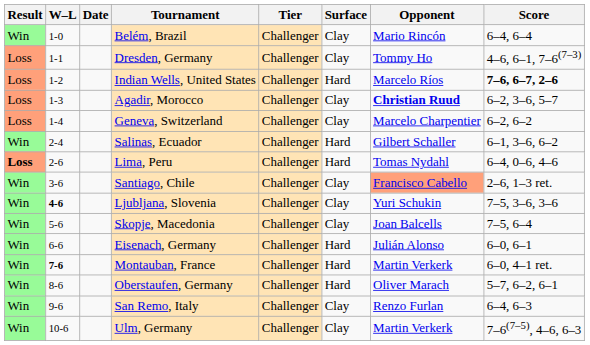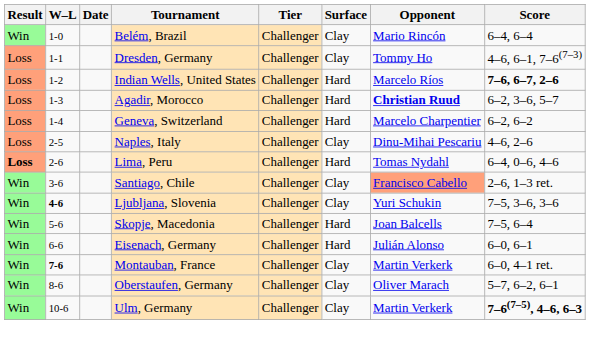(337, 100) Clay -> (338, 100) Hard
(337, 121) Clay -> (338, 121) Hard
- row: (158, 141)
+ row: (148, 141)
(337, 223) Clay -> (338, 223) Hard
(338, 264) Hard -> (337, 264) Clay
(338, 285) Hard -> (337, 285) Clay
- row: (157, 306)
(534, 328) normal -> (535, 307) bold
